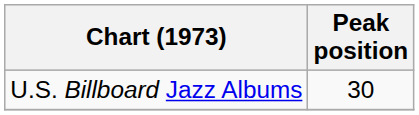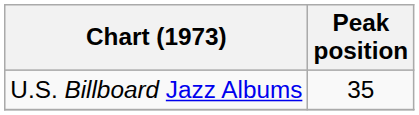(361, 89) 30 -> (361, 89) 35
